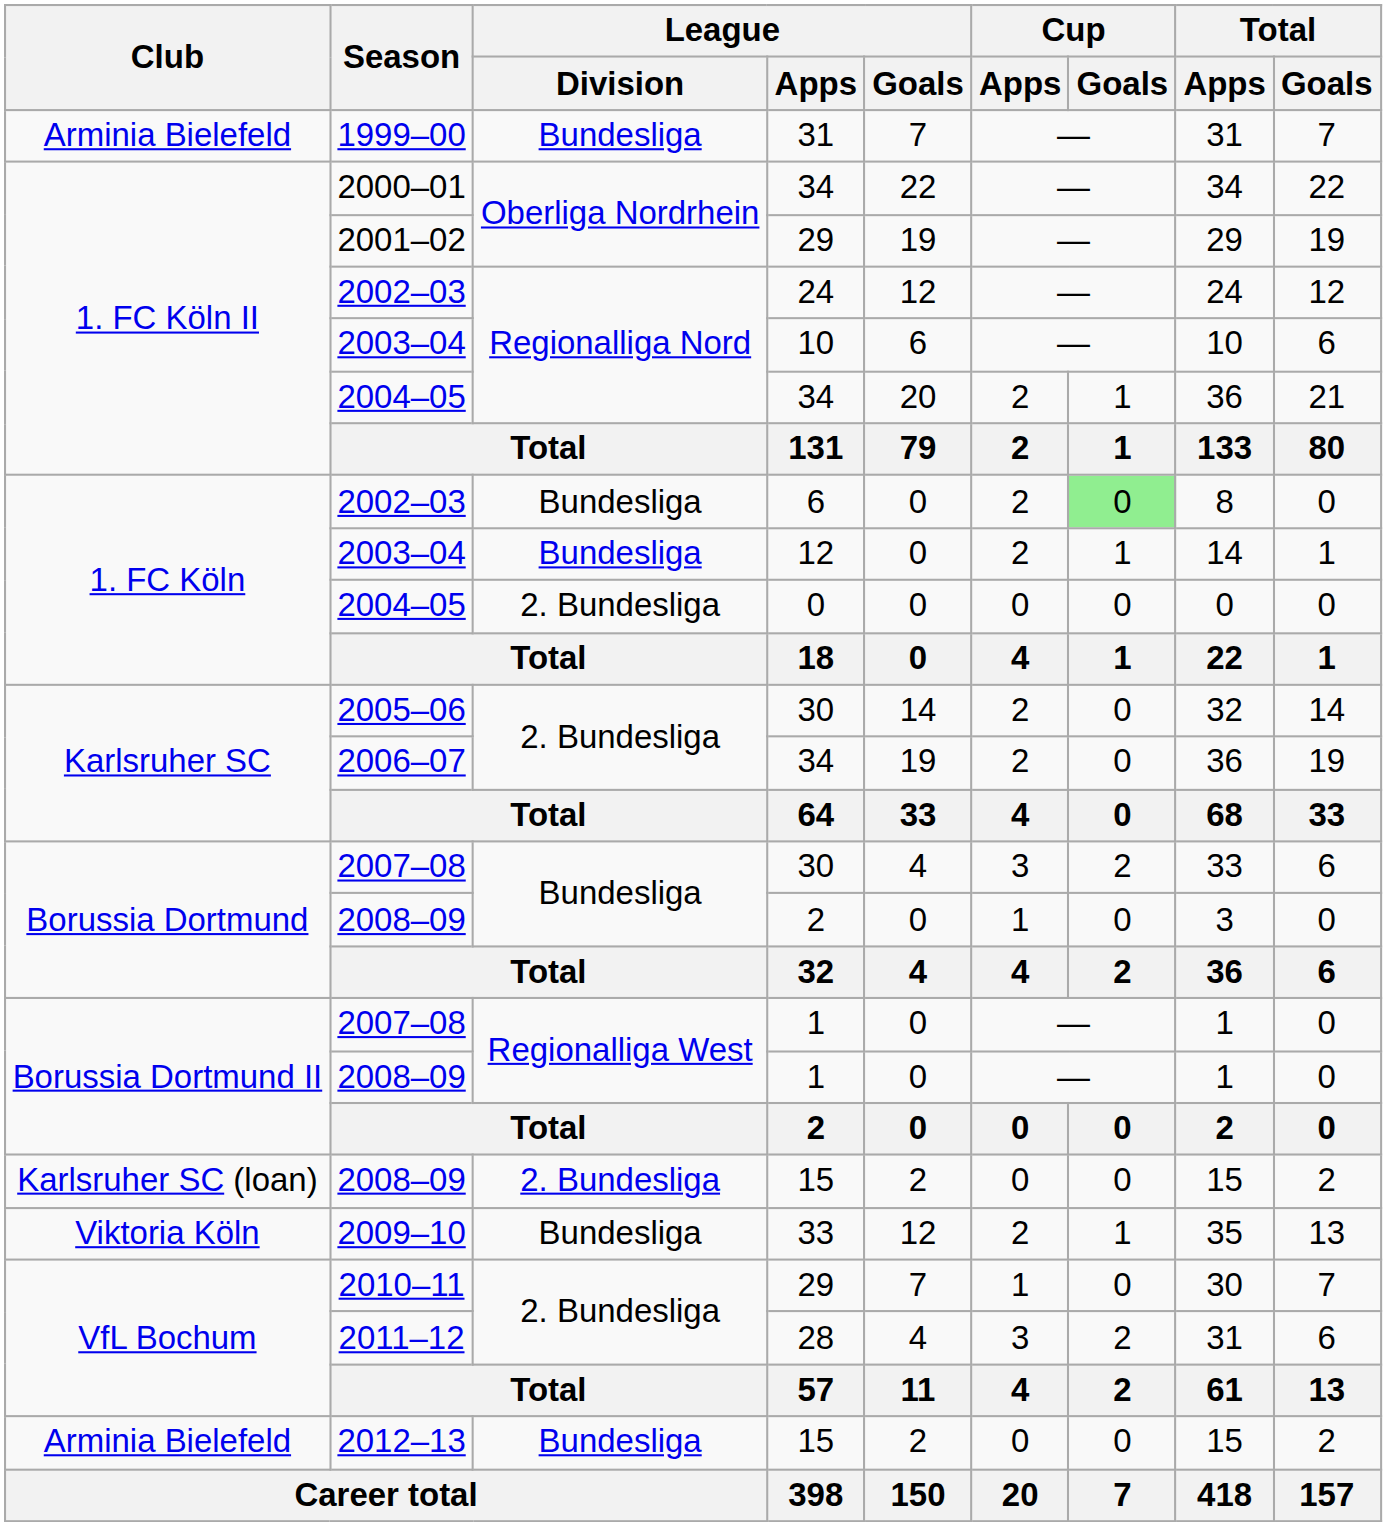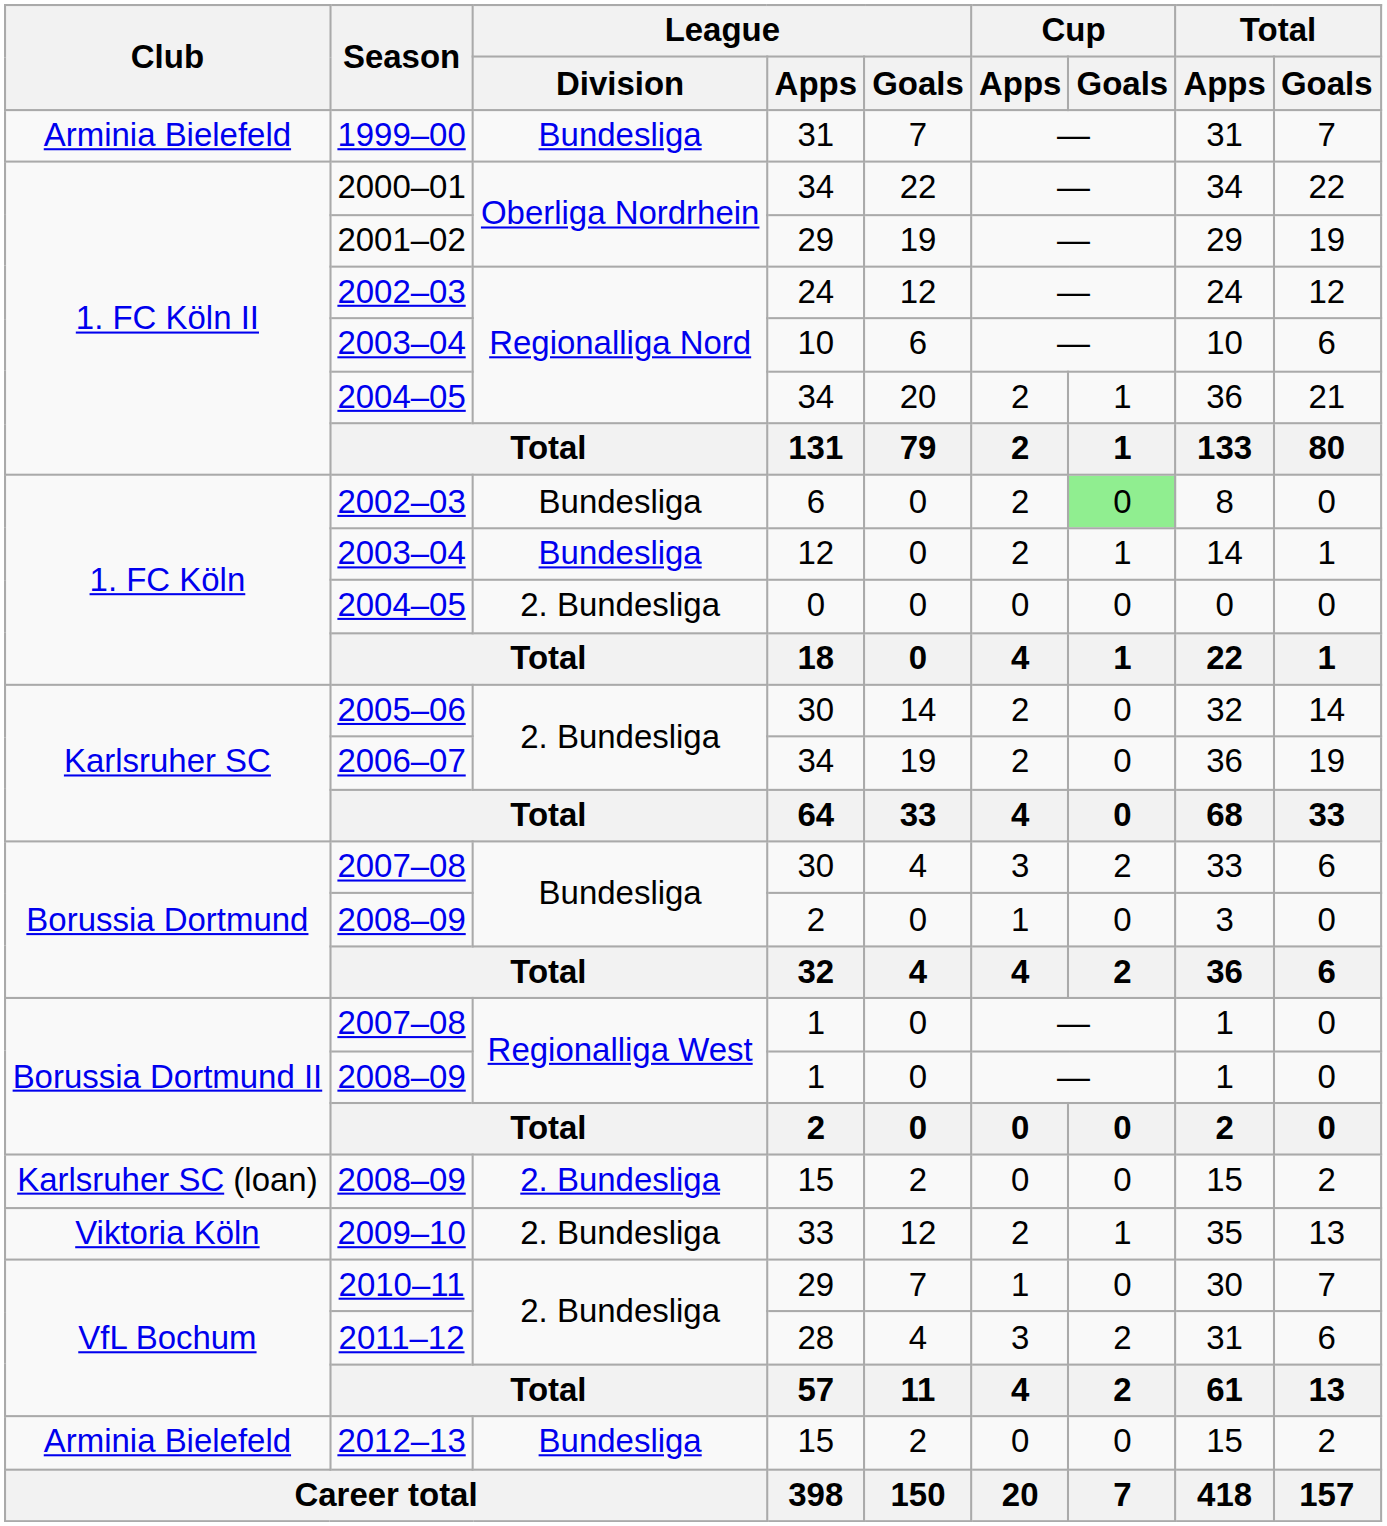(620, 1232) Bundesliga -> (620, 1232) 2. Bundesliga
